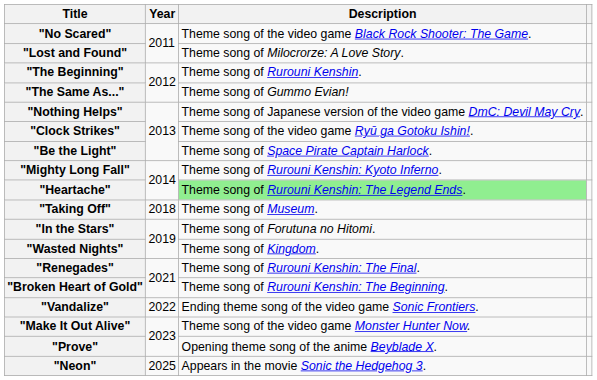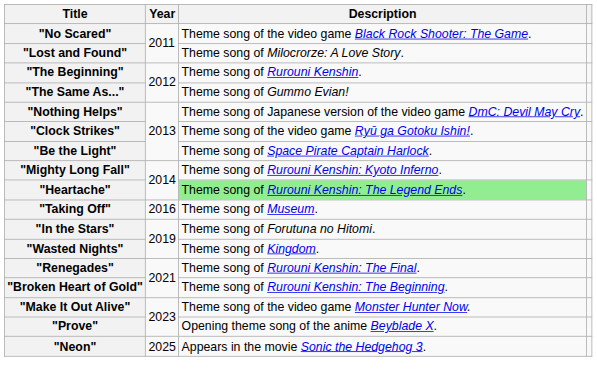(162, 209) 2018 -> (162, 209) 2016
- row: (75, 307)
